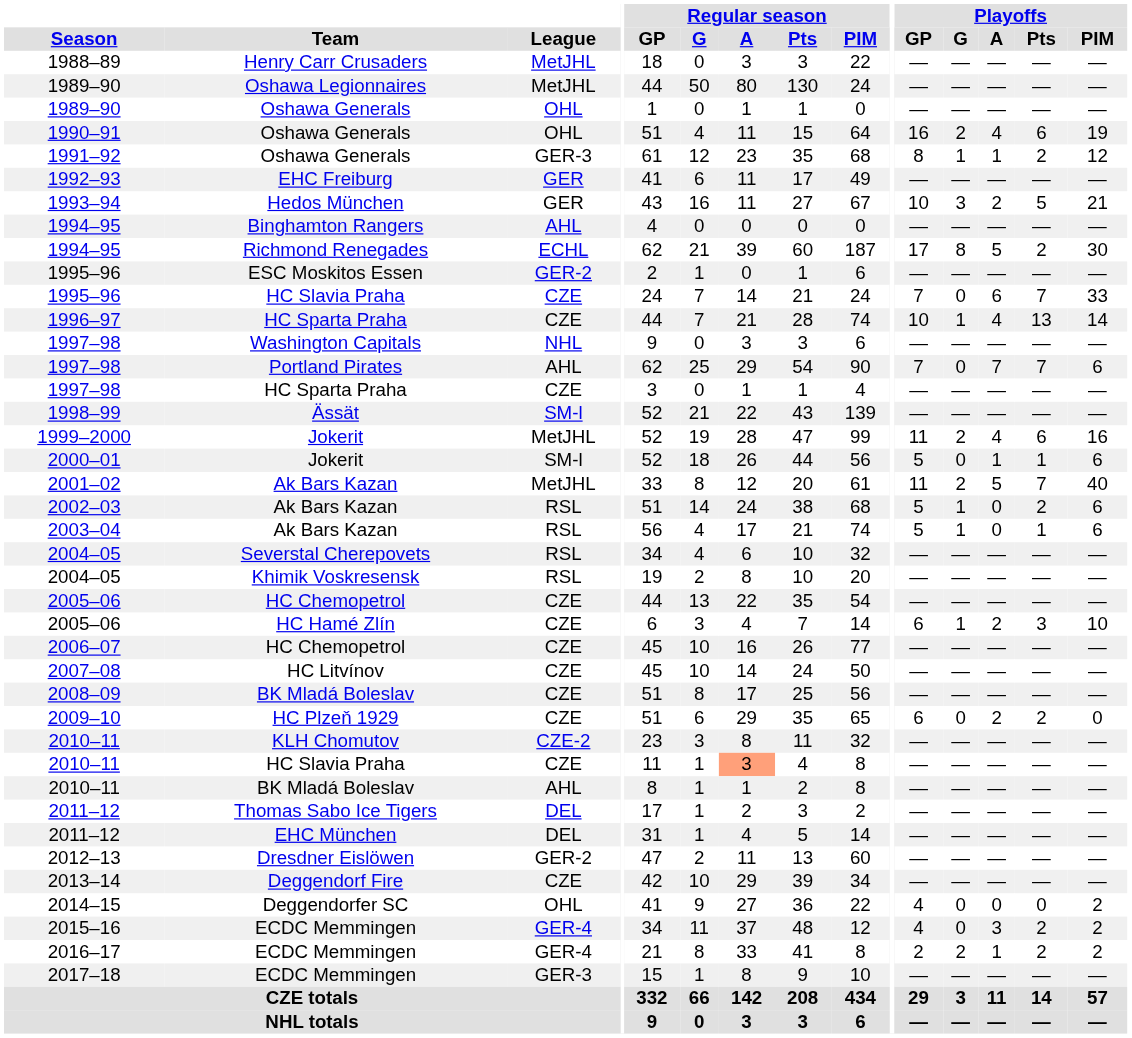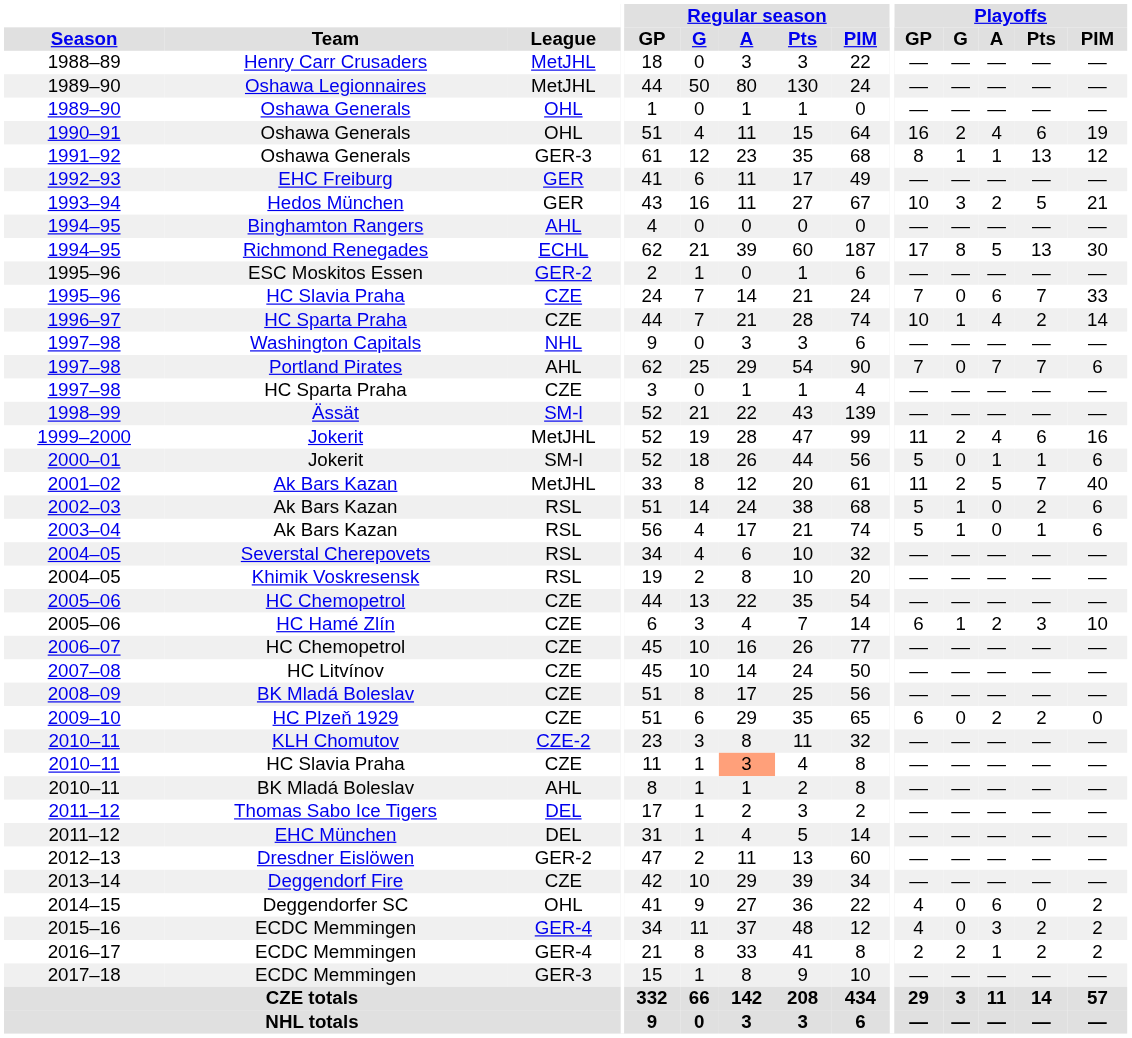(1041, 156) 2 -> (1041, 156) 13
(1041, 249) 2 -> (1041, 249) 13
(1041, 319) 13 -> (1041, 319) 2
(997, 904) 0 -> (997, 904) 6
